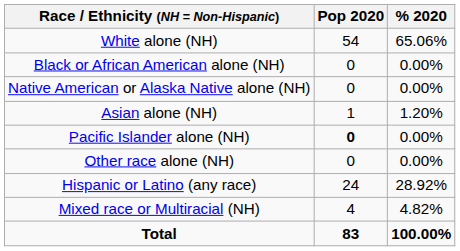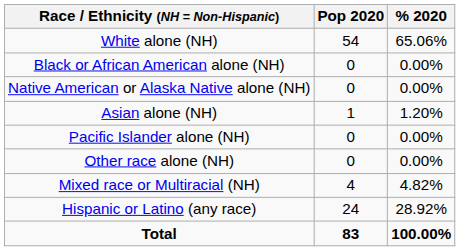(351, 137) bold -> (351, 137) normal
rows swapped: (159, 209) <-> (159, 185)
